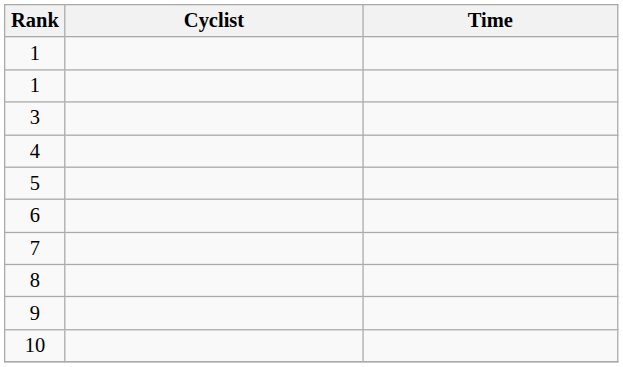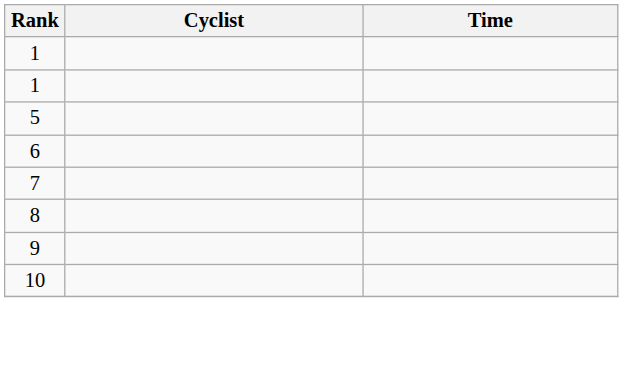- row: (35, 118)
- row: (35, 150)
